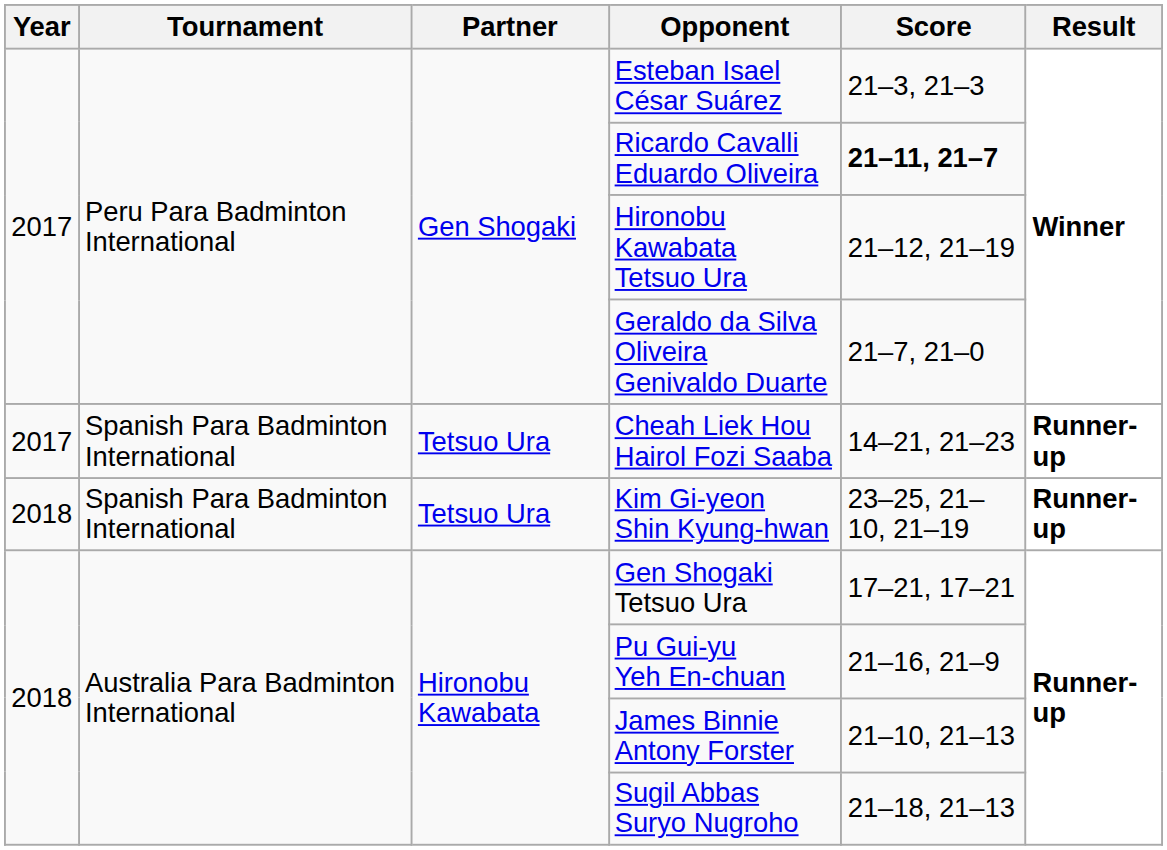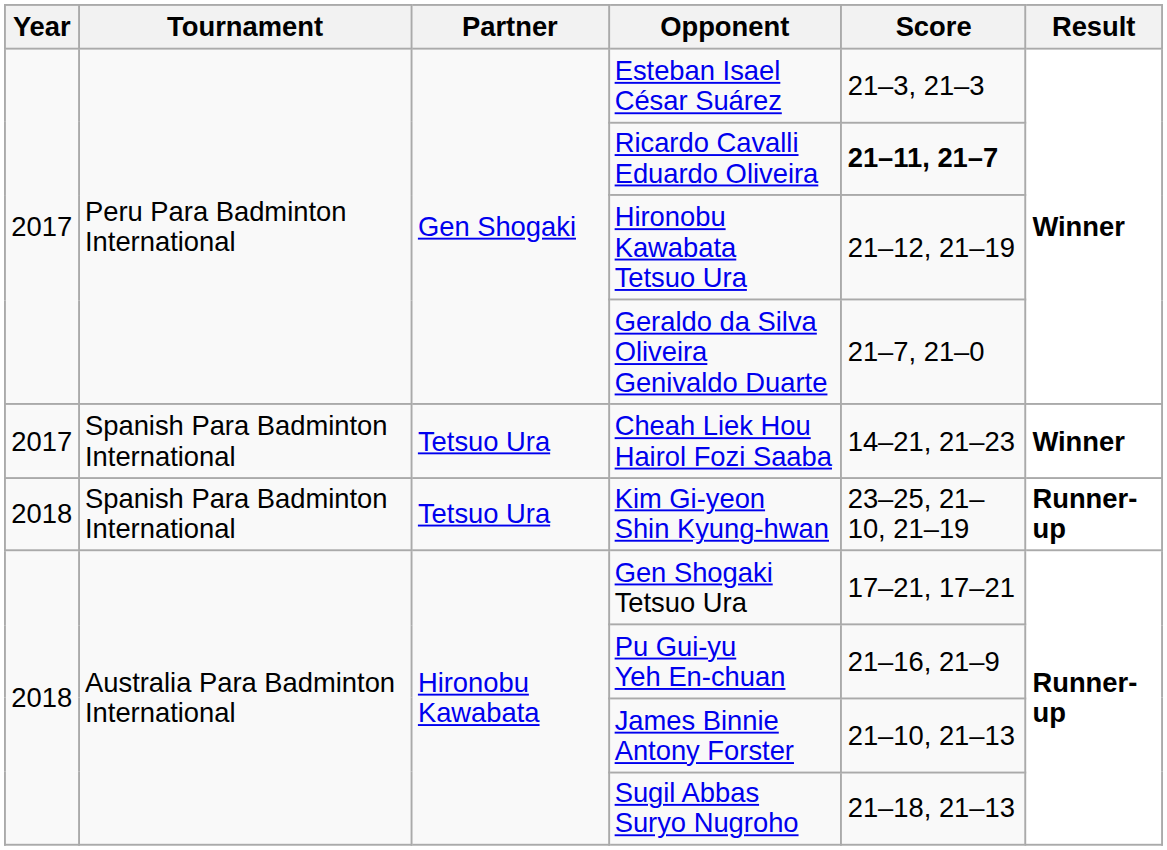(1085, 441) Runner-up -> (1079, 441) Winner
